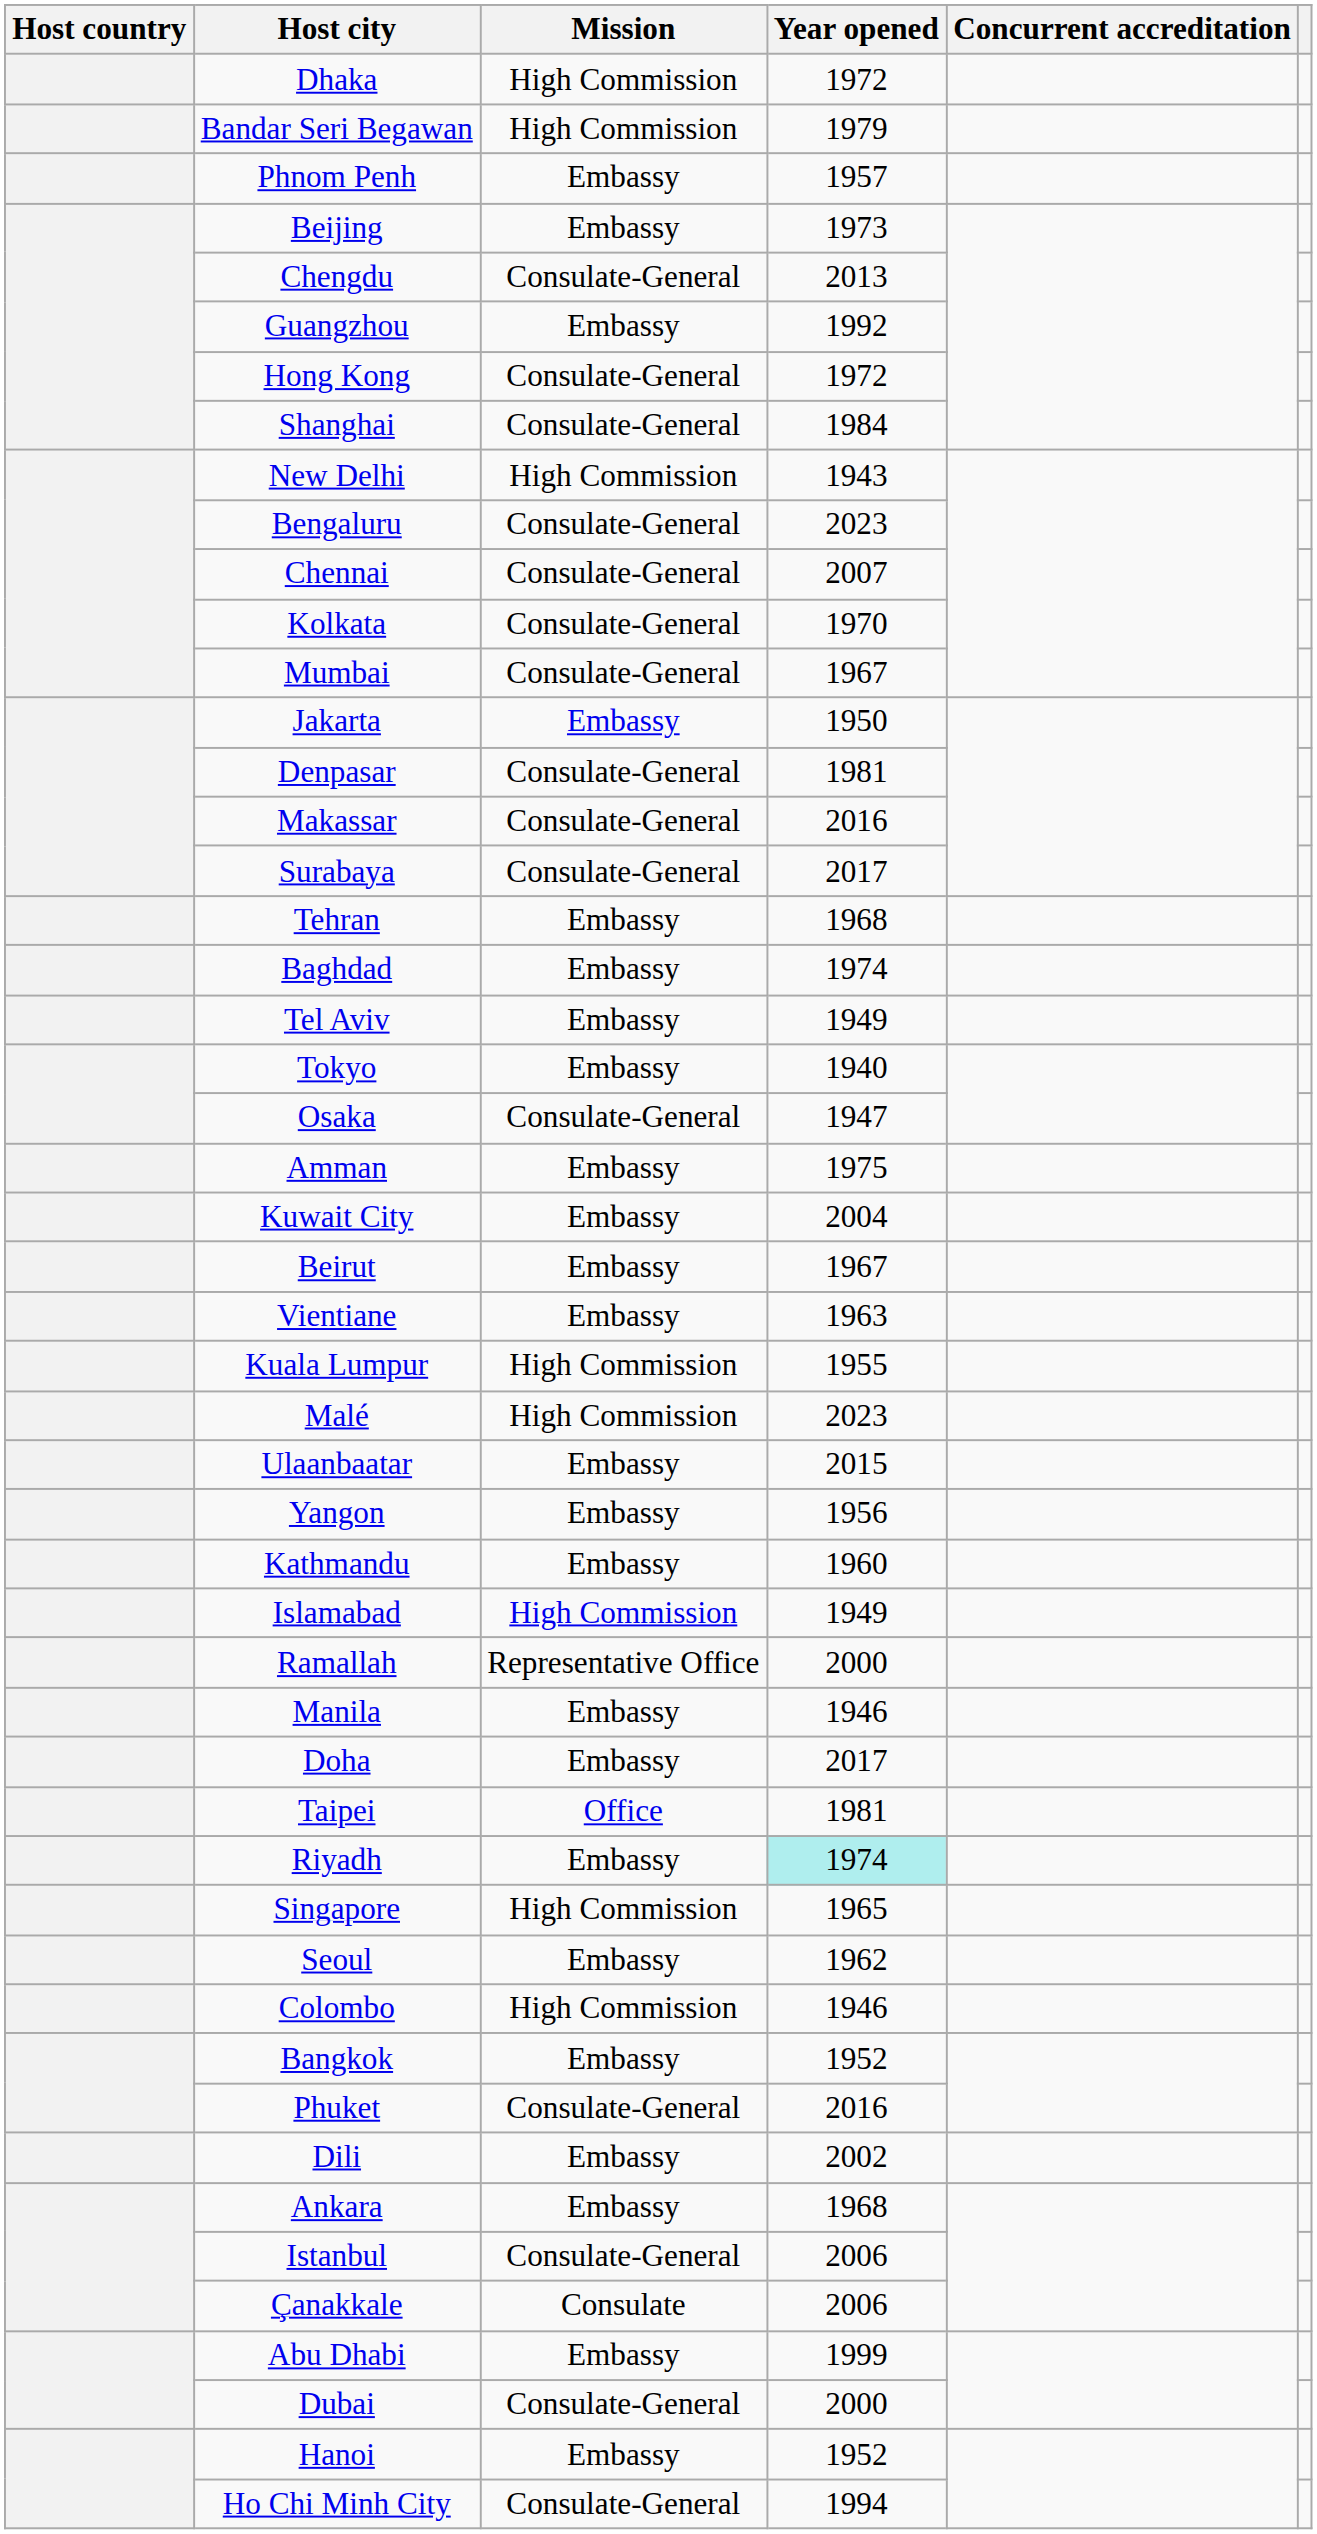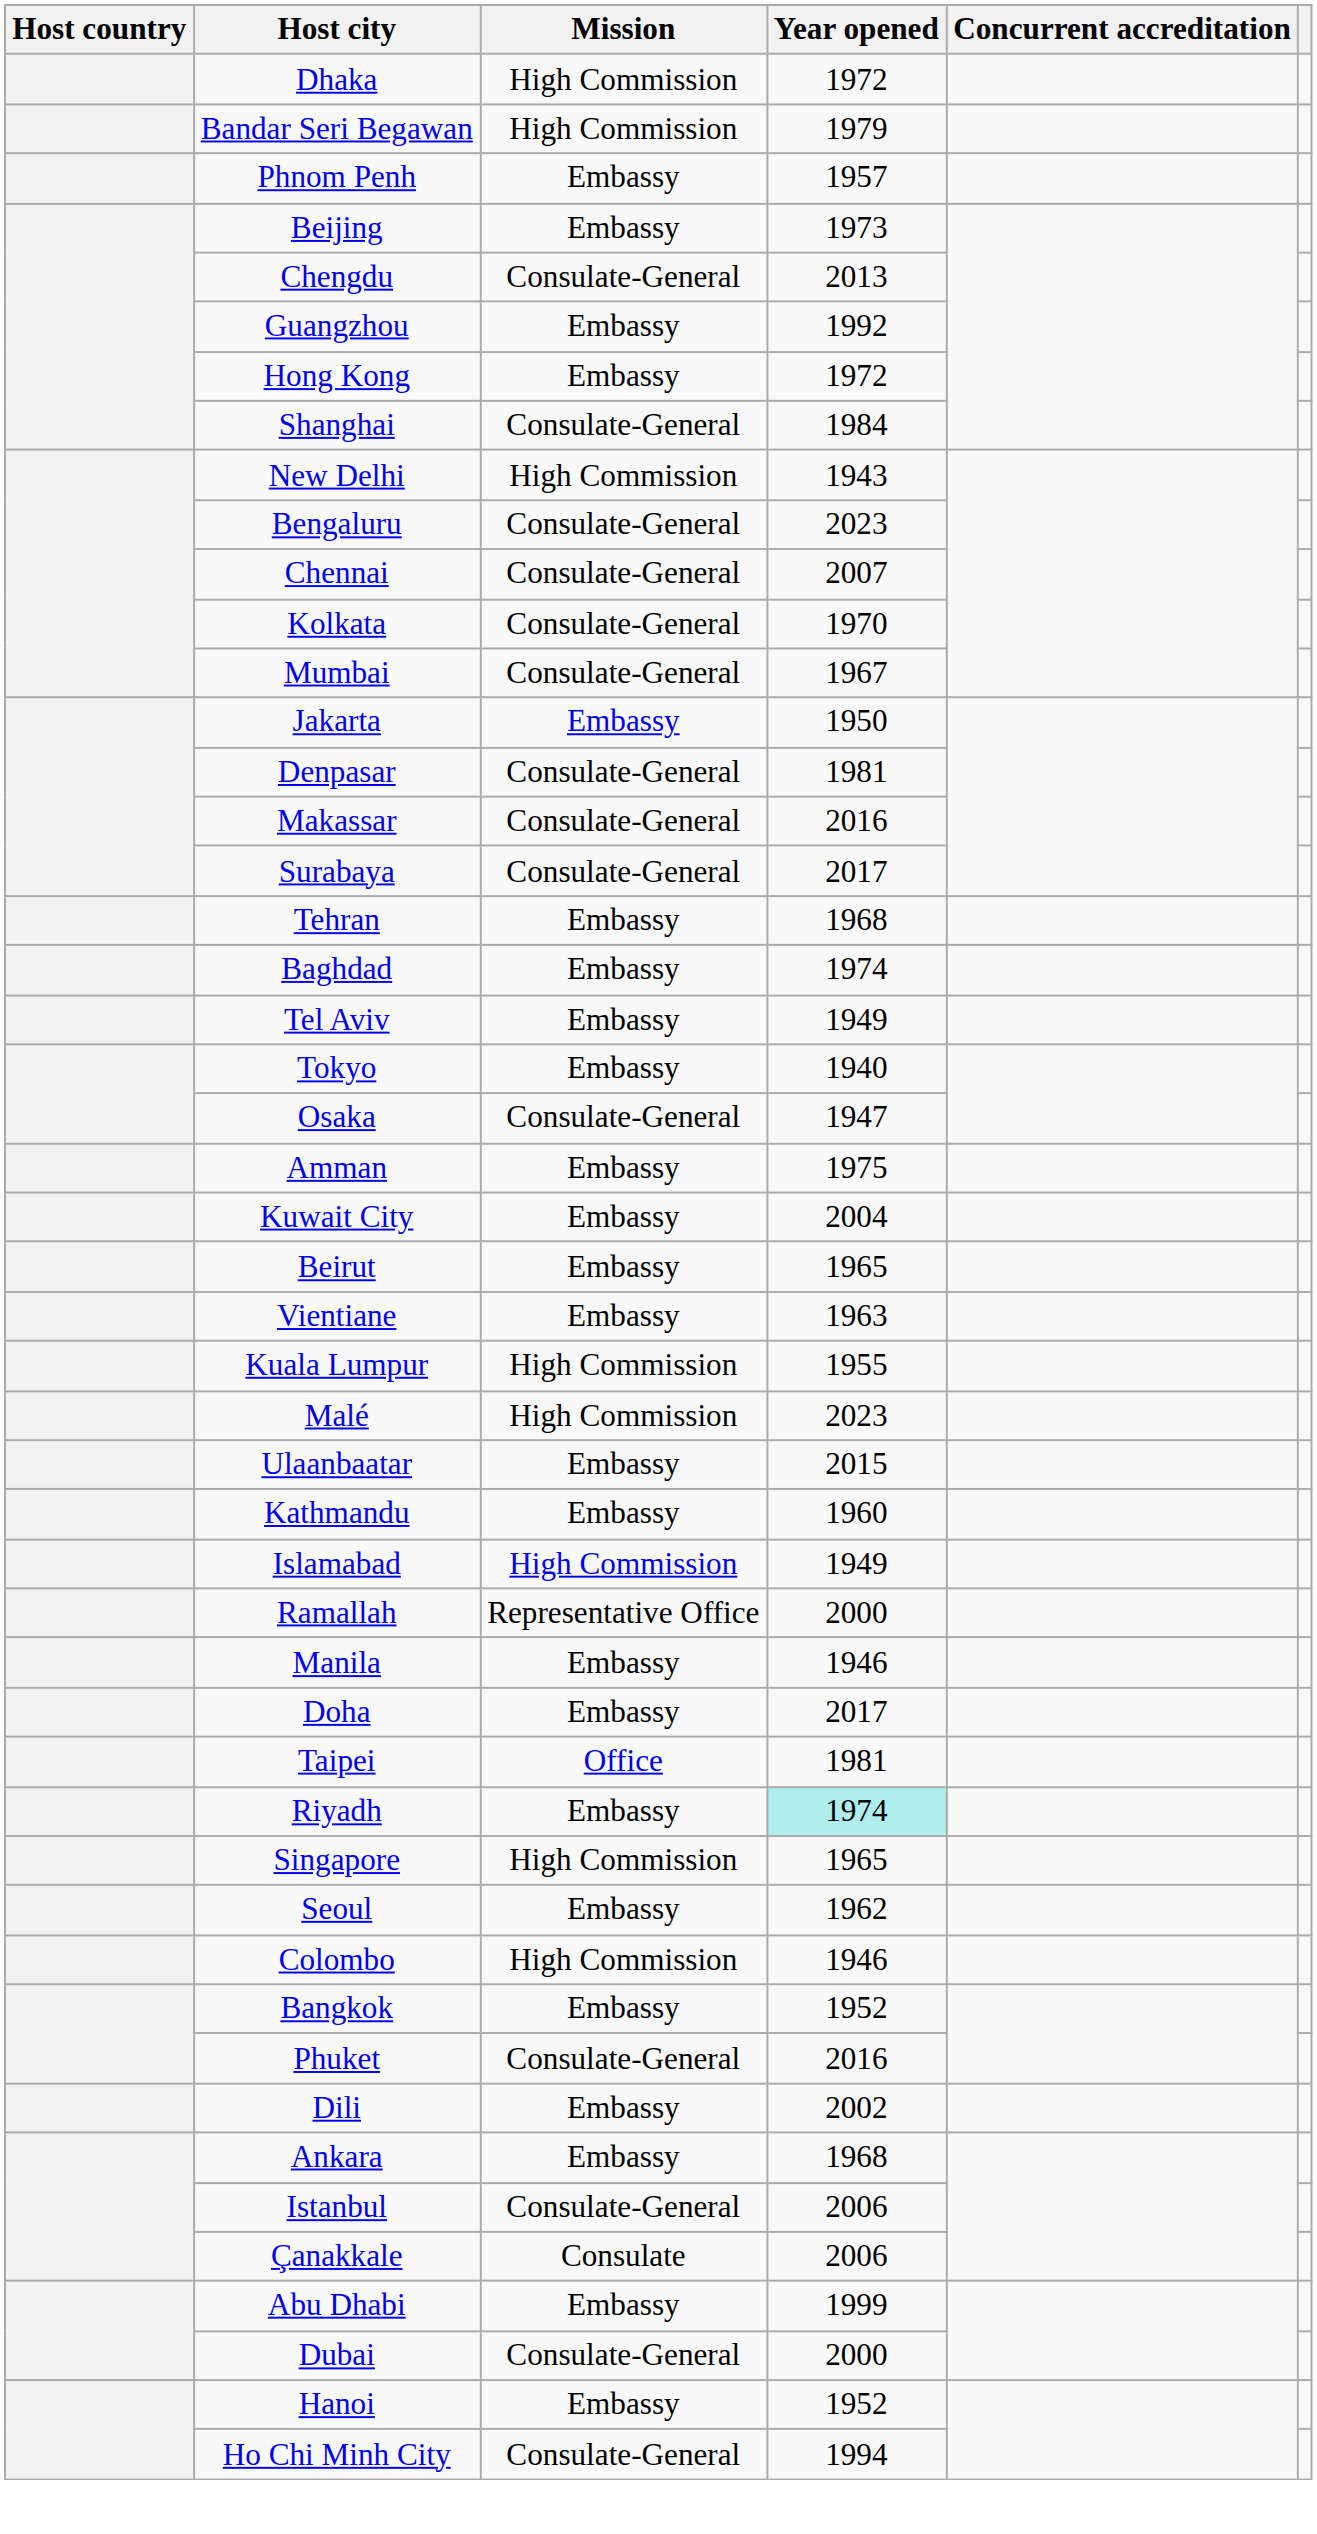(623, 375) Consulate-General -> (623, 375) Embassy
(856, 1266) 1967 -> (856, 1266) 1965
- row: (337, 1513)
